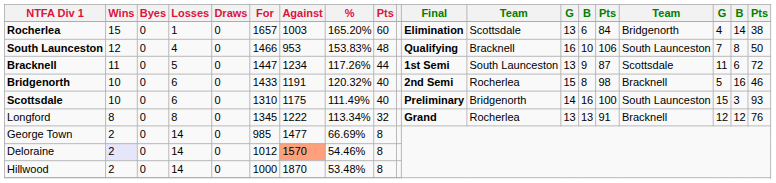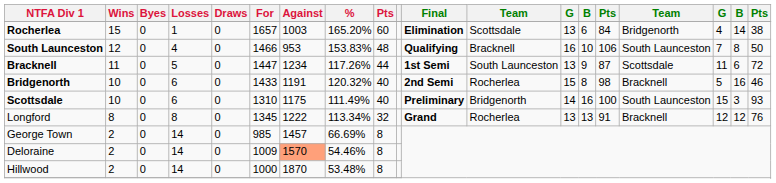(295, 134) 1477 -> (295, 134) 1457
(111, 152) lavender background -> (111, 152) no background
(265, 152) 1012 -> (265, 152) 1009
